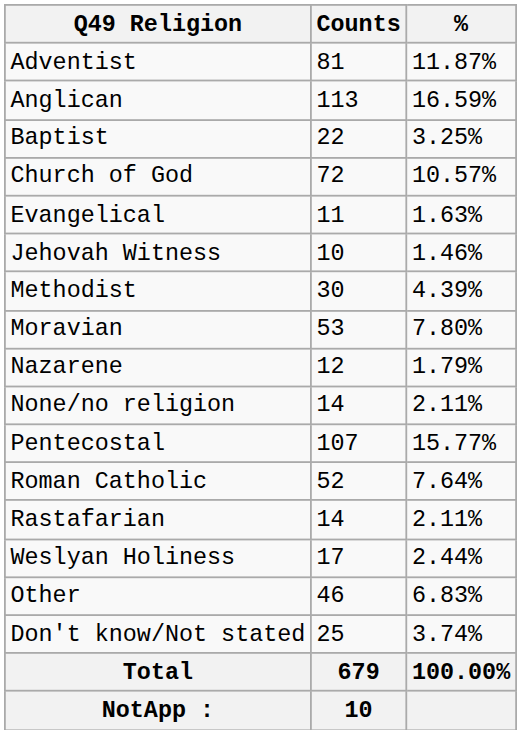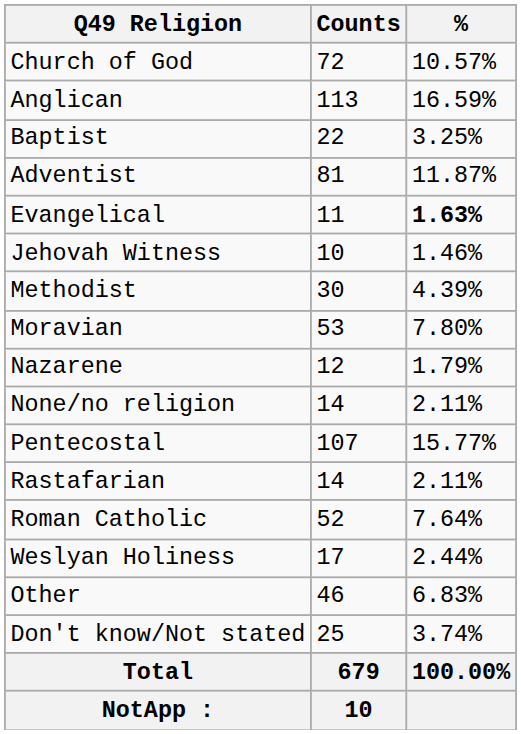rows swapped: (74, 62) <-> (102, 177)
(447, 215) normal -> (447, 215) bold
rows swapped: (88, 520) <-> (109, 482)
